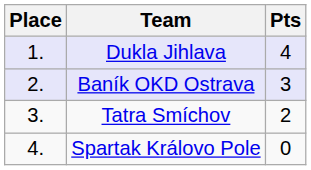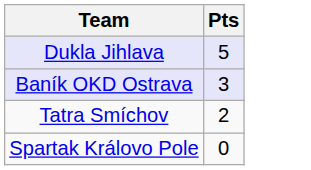- column: (36, 20)
(286, 52) 4 -> (224, 52) 5
